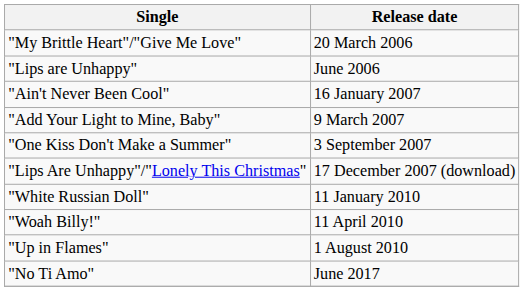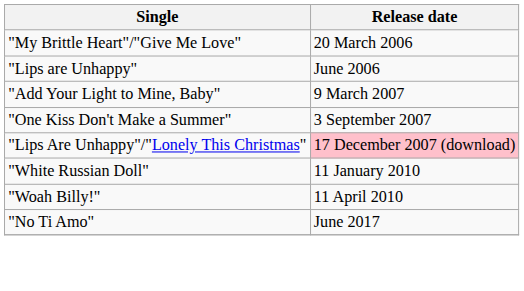- row: (89, 94)
(415, 171) no background -> (415, 145) pink background
- row: (58, 247)
